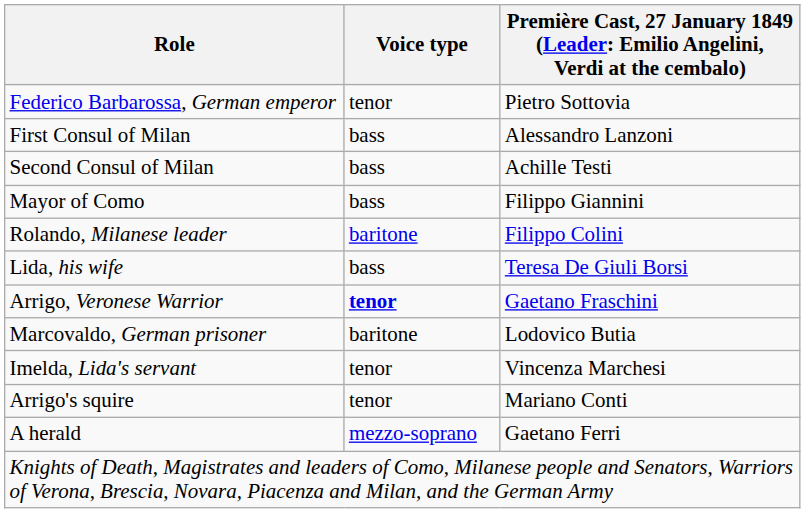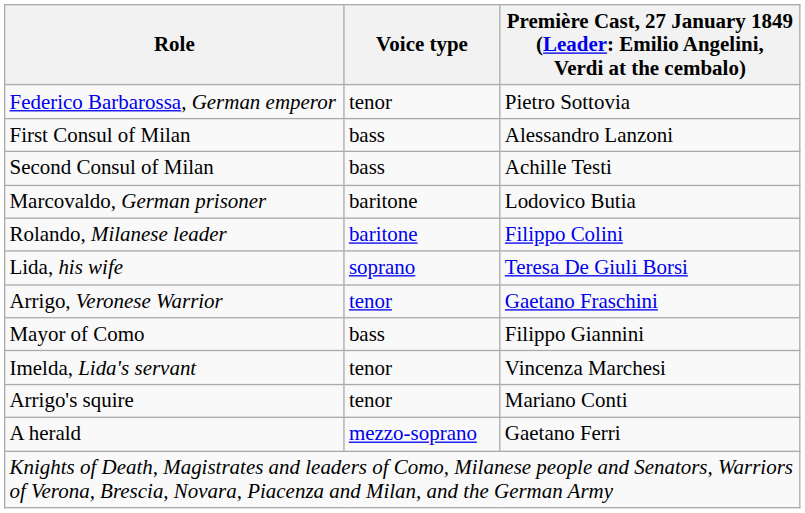rows swapped: (77, 201) <-> (138, 334)
(367, 267) bass -> (382, 267) soprano
(373, 300) bold -> (370, 300) normal
